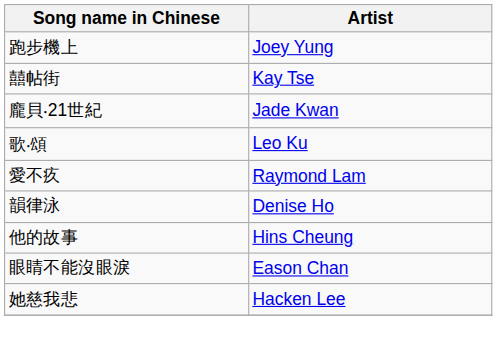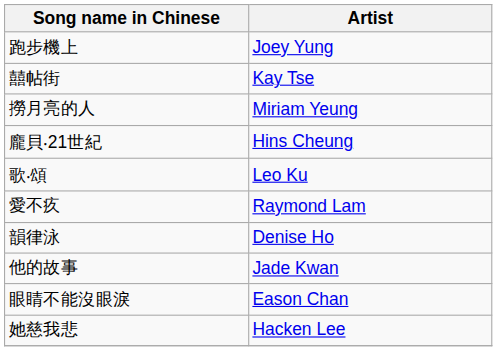+ row: (52, 108)
(296, 110) Jade Kwan -> (303, 141) Hins Cheung
(303, 237) Hins Cheung -> (296, 268) Jade Kwan
